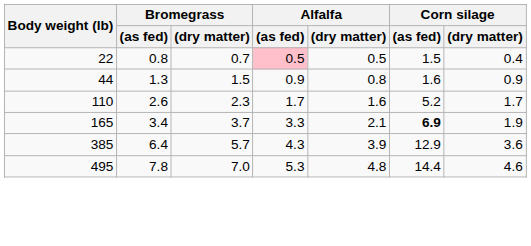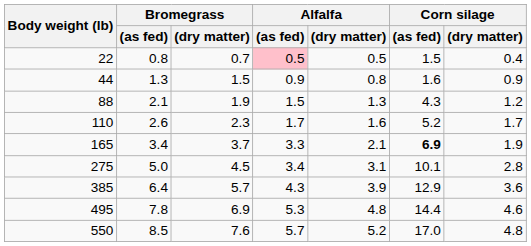+ row: (106, 101)
+ row: (102, 166)
(240, 166) 7.0 -> (240, 209) 6.9
+ row: (102, 230)
